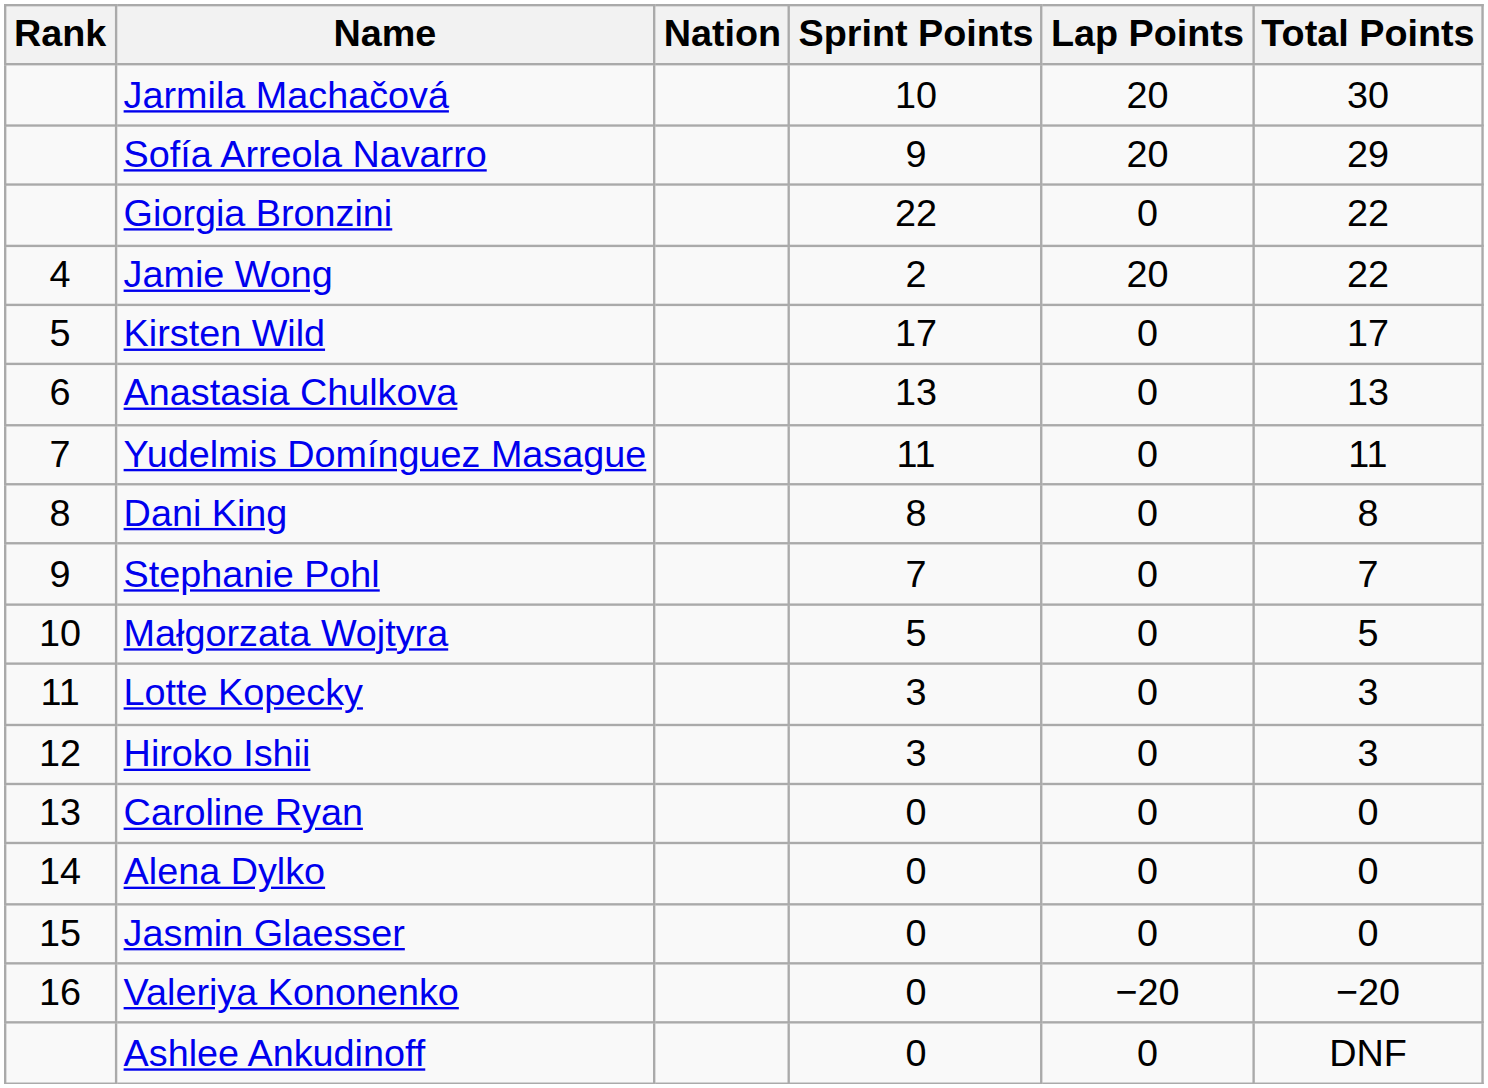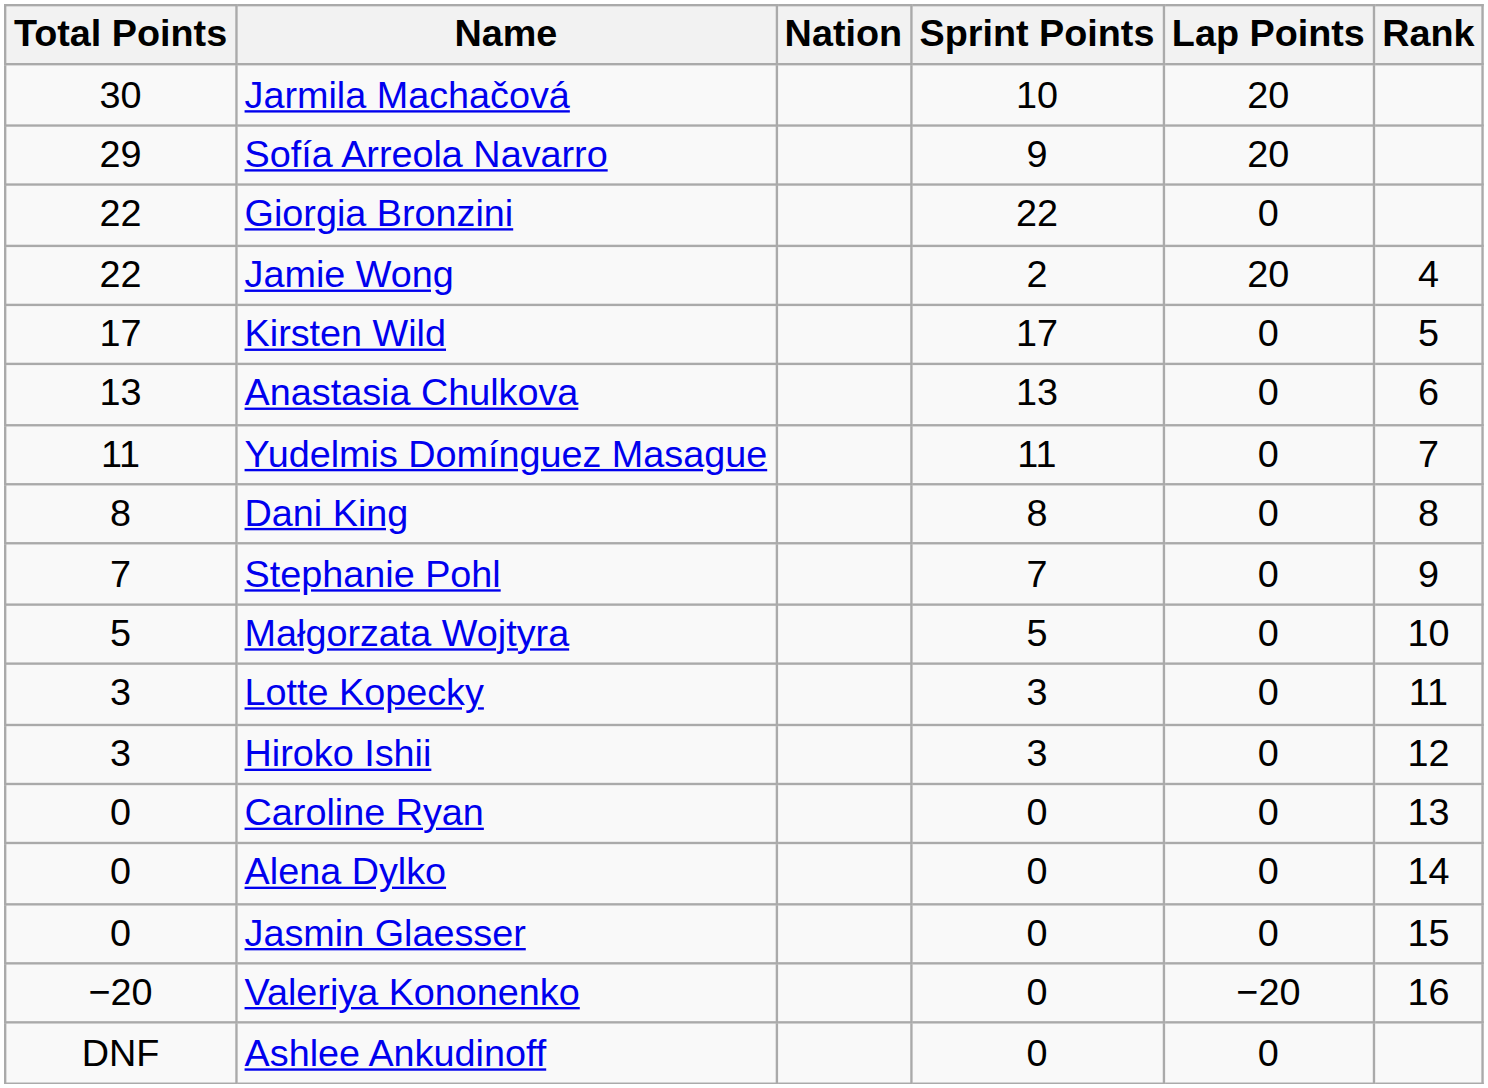columns swapped: (60, 34) <-> (1368, 34)
